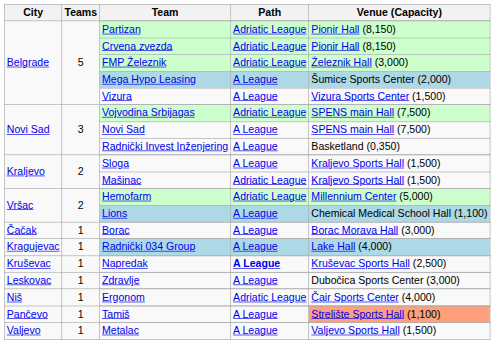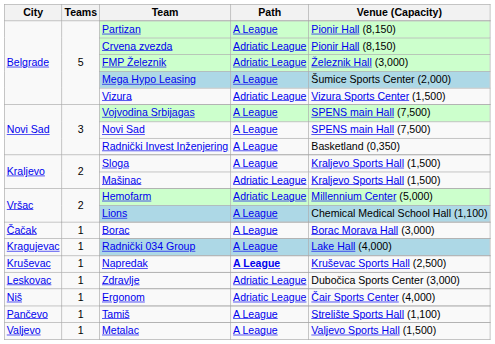(270, 29) Adriatic League -> (255, 29) A League
(255, 96) A League -> (270, 96) Adriatic League
(270, 113) Adriatic League -> (255, 113) A League
(255, 280) A League -> (270, 280) Adriatic League
(376, 314) lightsalmon background -> (376, 314) no background
